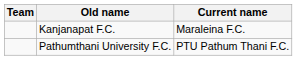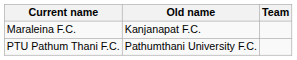columns swapped: (20, 13) <-> (233, 13)
